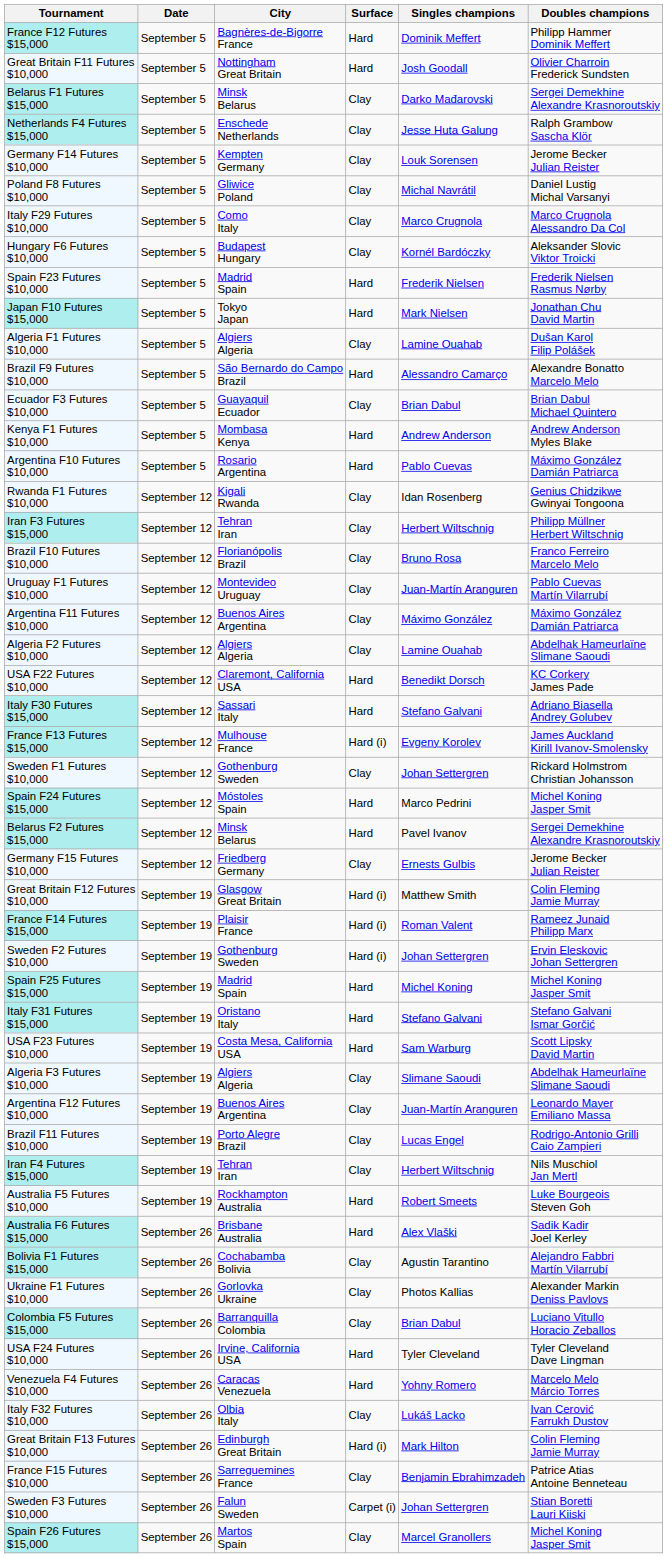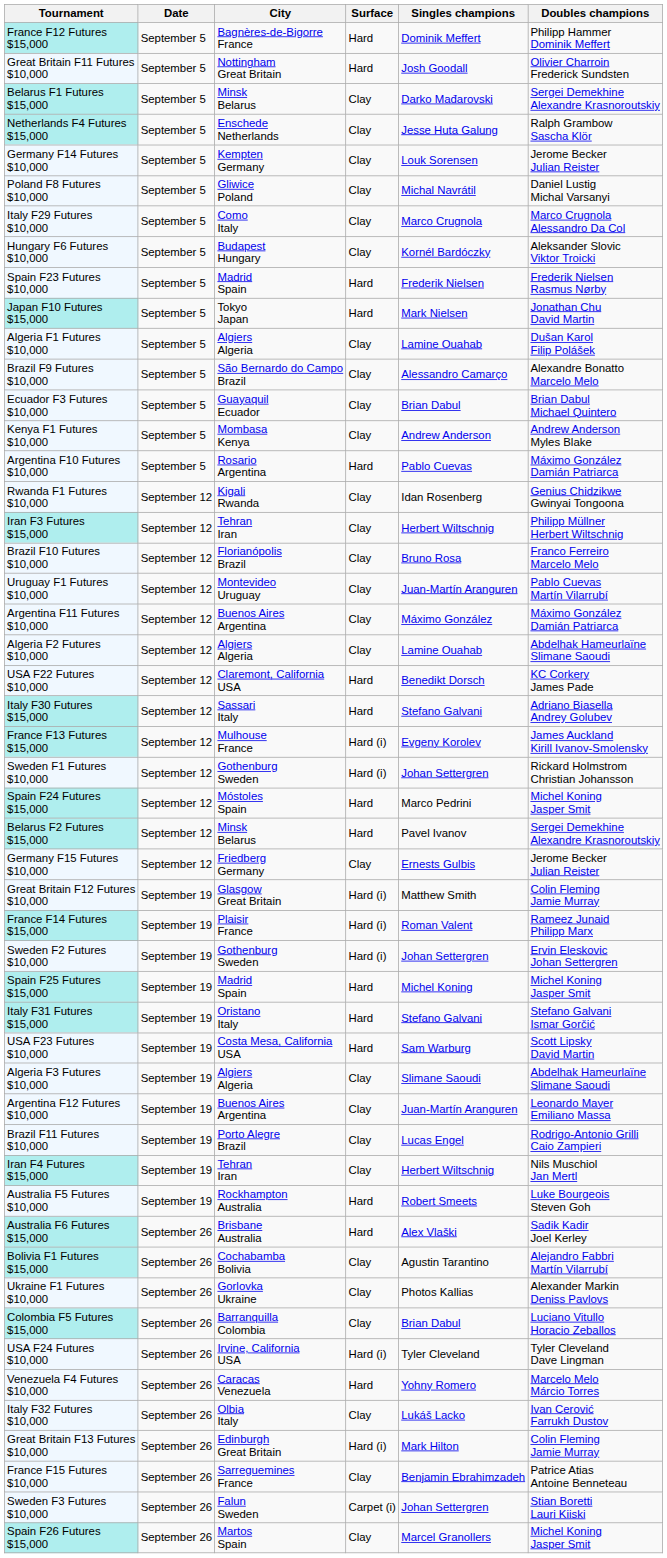(361, 375) Hard -> (360, 375) Clay
(361, 436) Hard -> (360, 436) Clay
(360, 773) Clay -> (367, 773) Hard (i)
(361, 1354) Hard -> (367, 1354) Hard (i)
